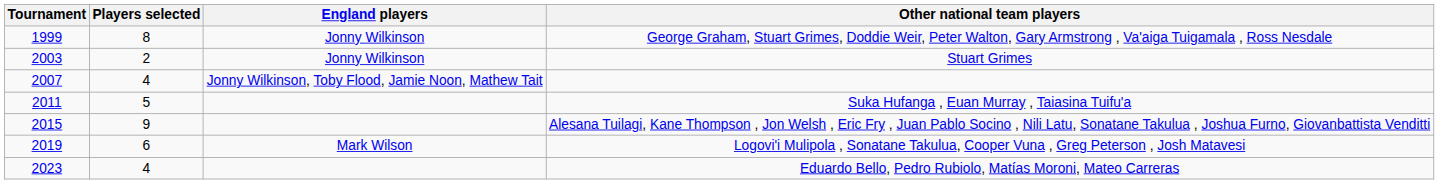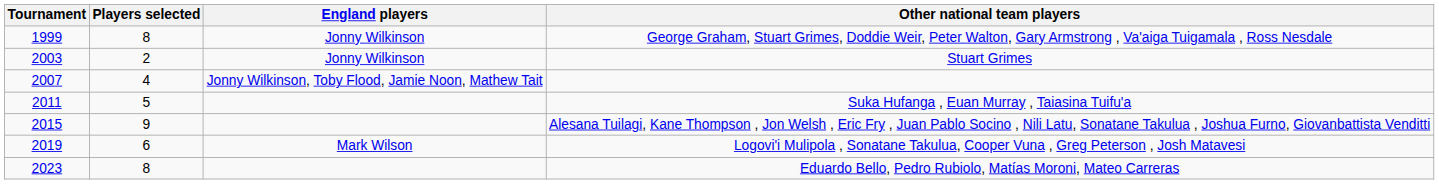(146, 168) 4 -> (146, 168) 8
